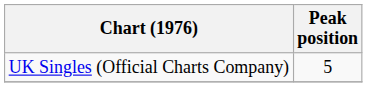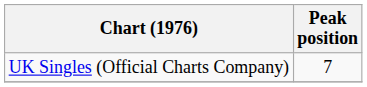(328, 67) 5 -> (328, 67) 7
